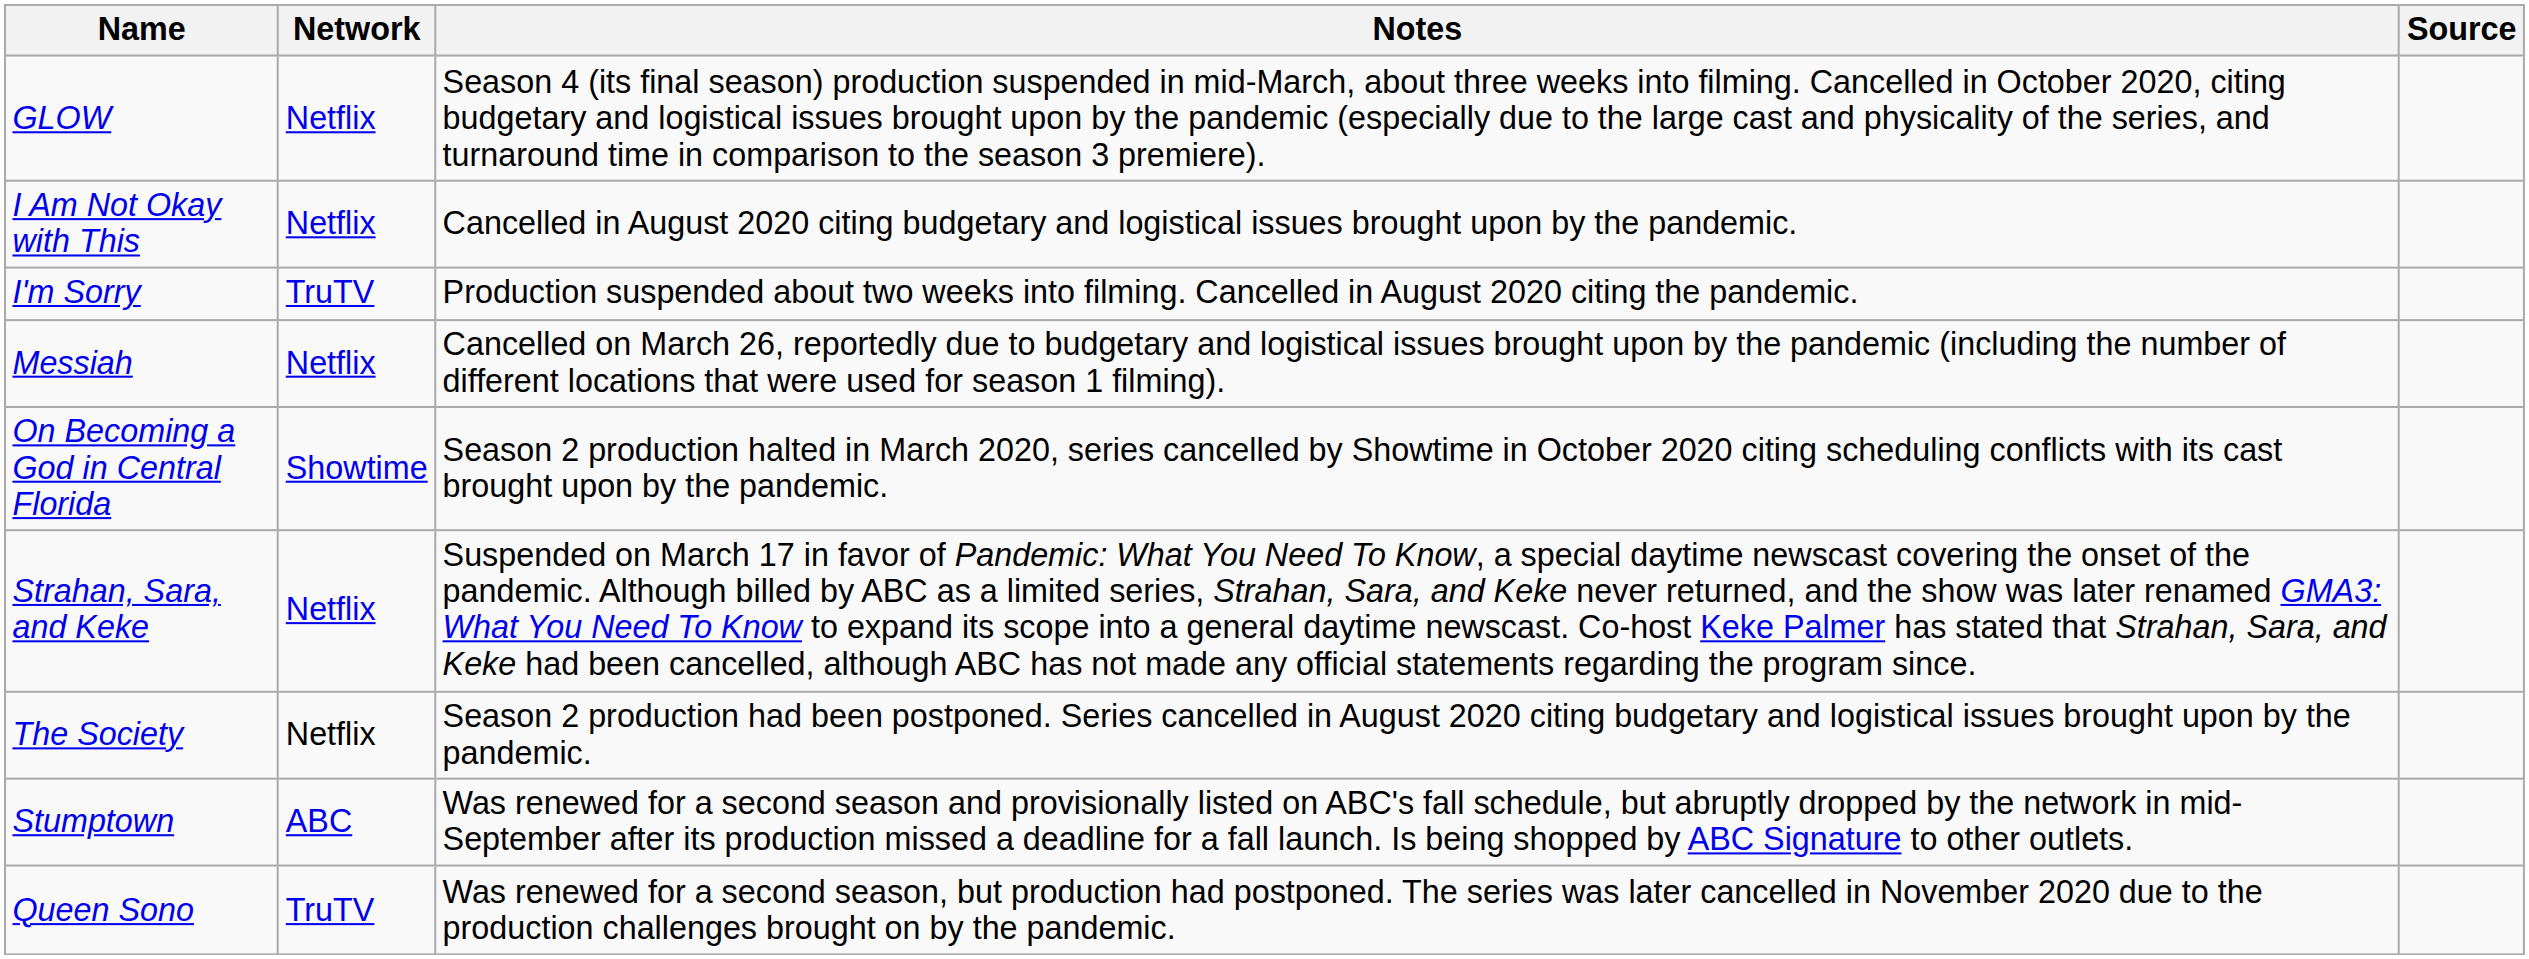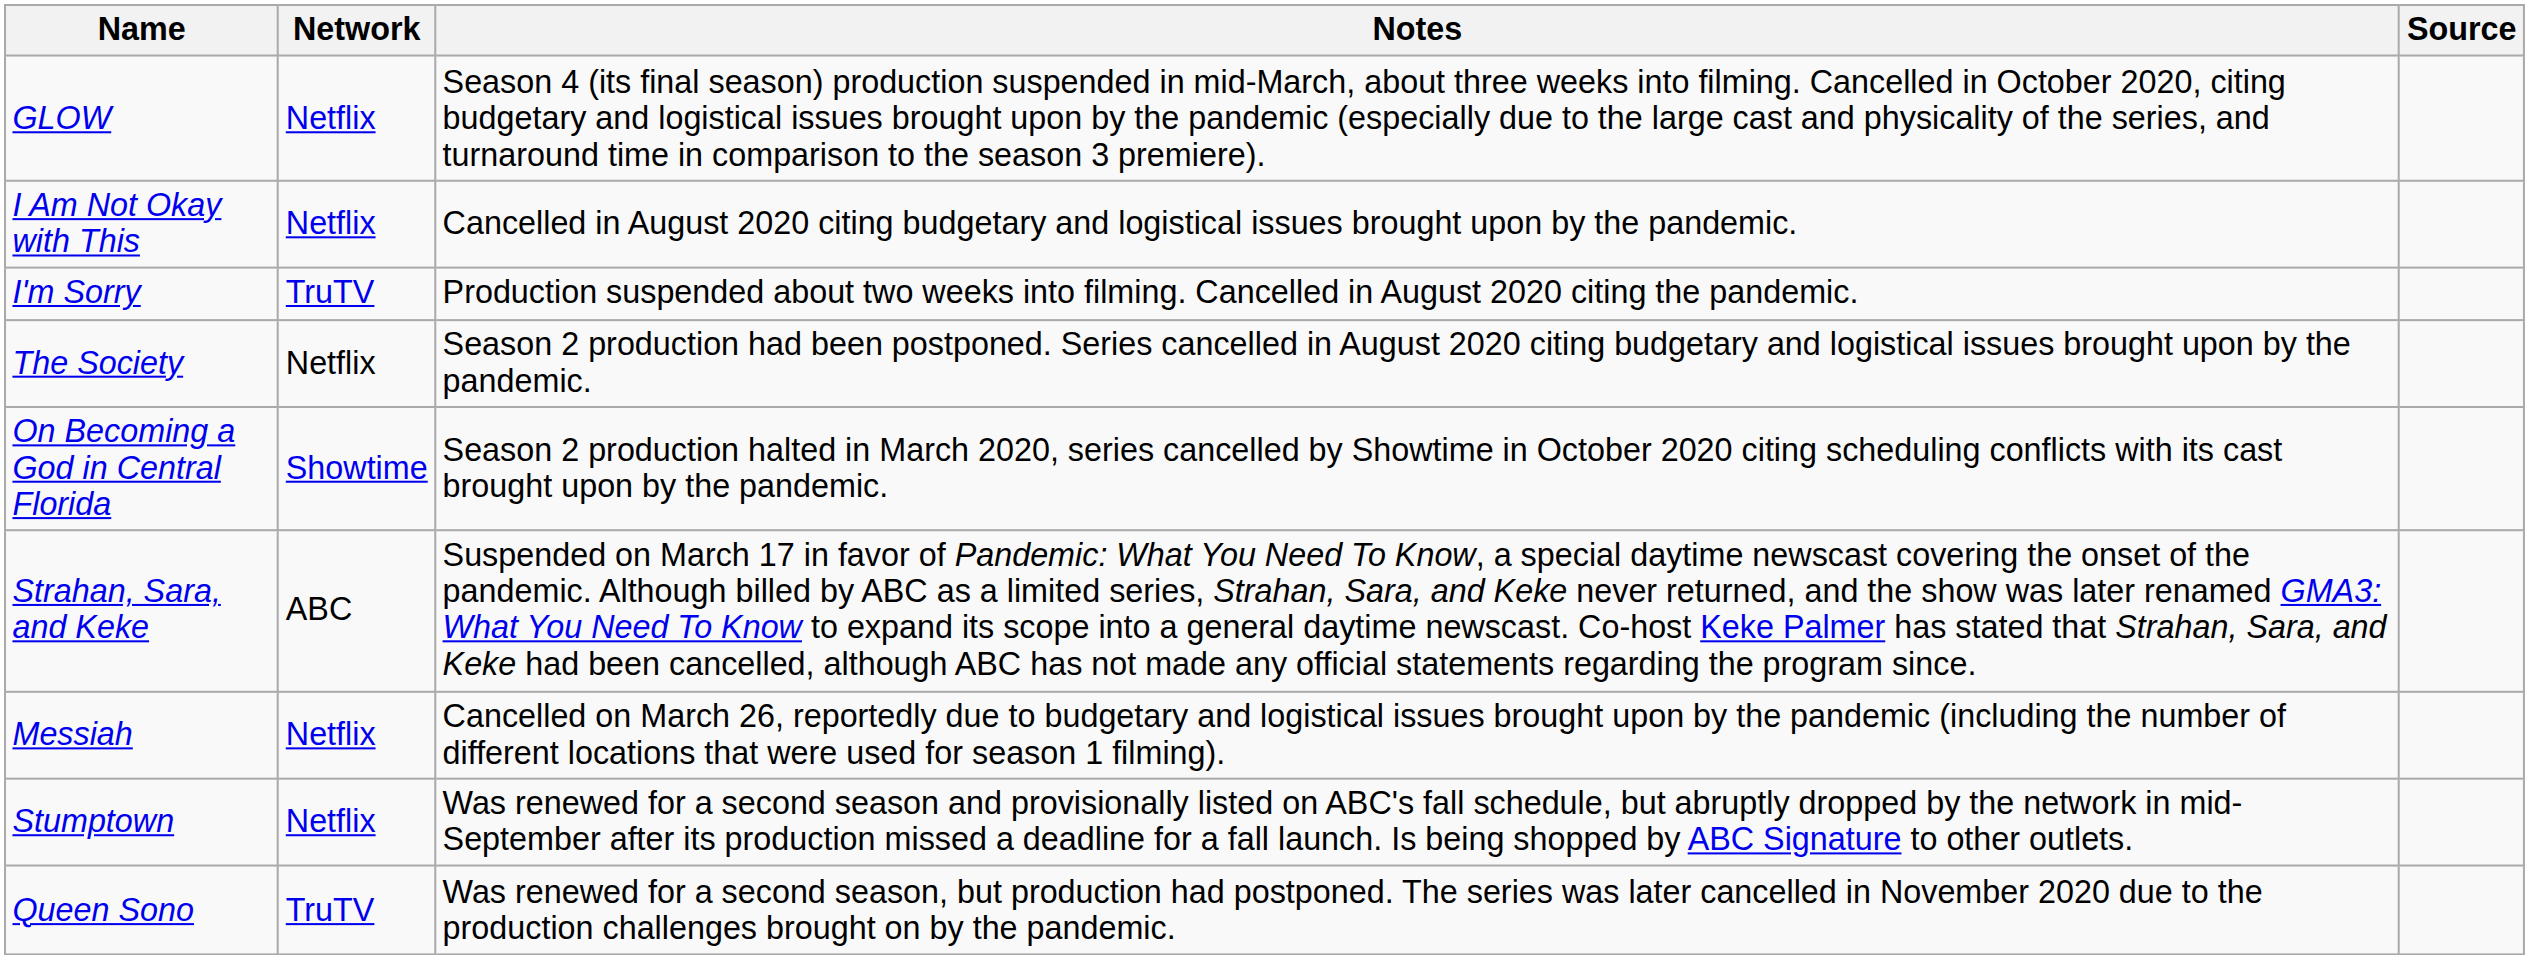rows swapped: (73, 362) <-> (98, 734)
(331, 610) Netflix -> (319, 610) ABC
(319, 821) ABC -> (331, 821) Netflix
